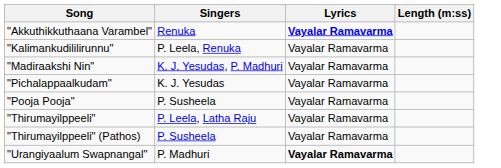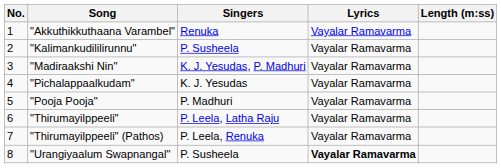+ column: (16, 13)
(340, 31) bold -> (361, 31) normal
(199, 48) P. Leela, Renuka -> (209, 48) P. Susheela
(186, 101) P. Susheela -> (206, 101) P. Madhuri
(186, 136) P. Susheela -> (222, 136) P. Leela, Renuka
(183, 154) P. Madhuri -> (209, 154) P. Susheela
